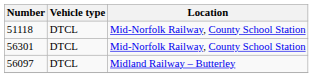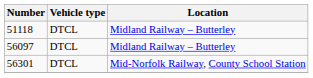(208, 30) Mid-Norfolk Railway, County School Station -> (173, 30) Midland Railway – Butterley
rows swapped: (20, 64) <-> (20, 47)
